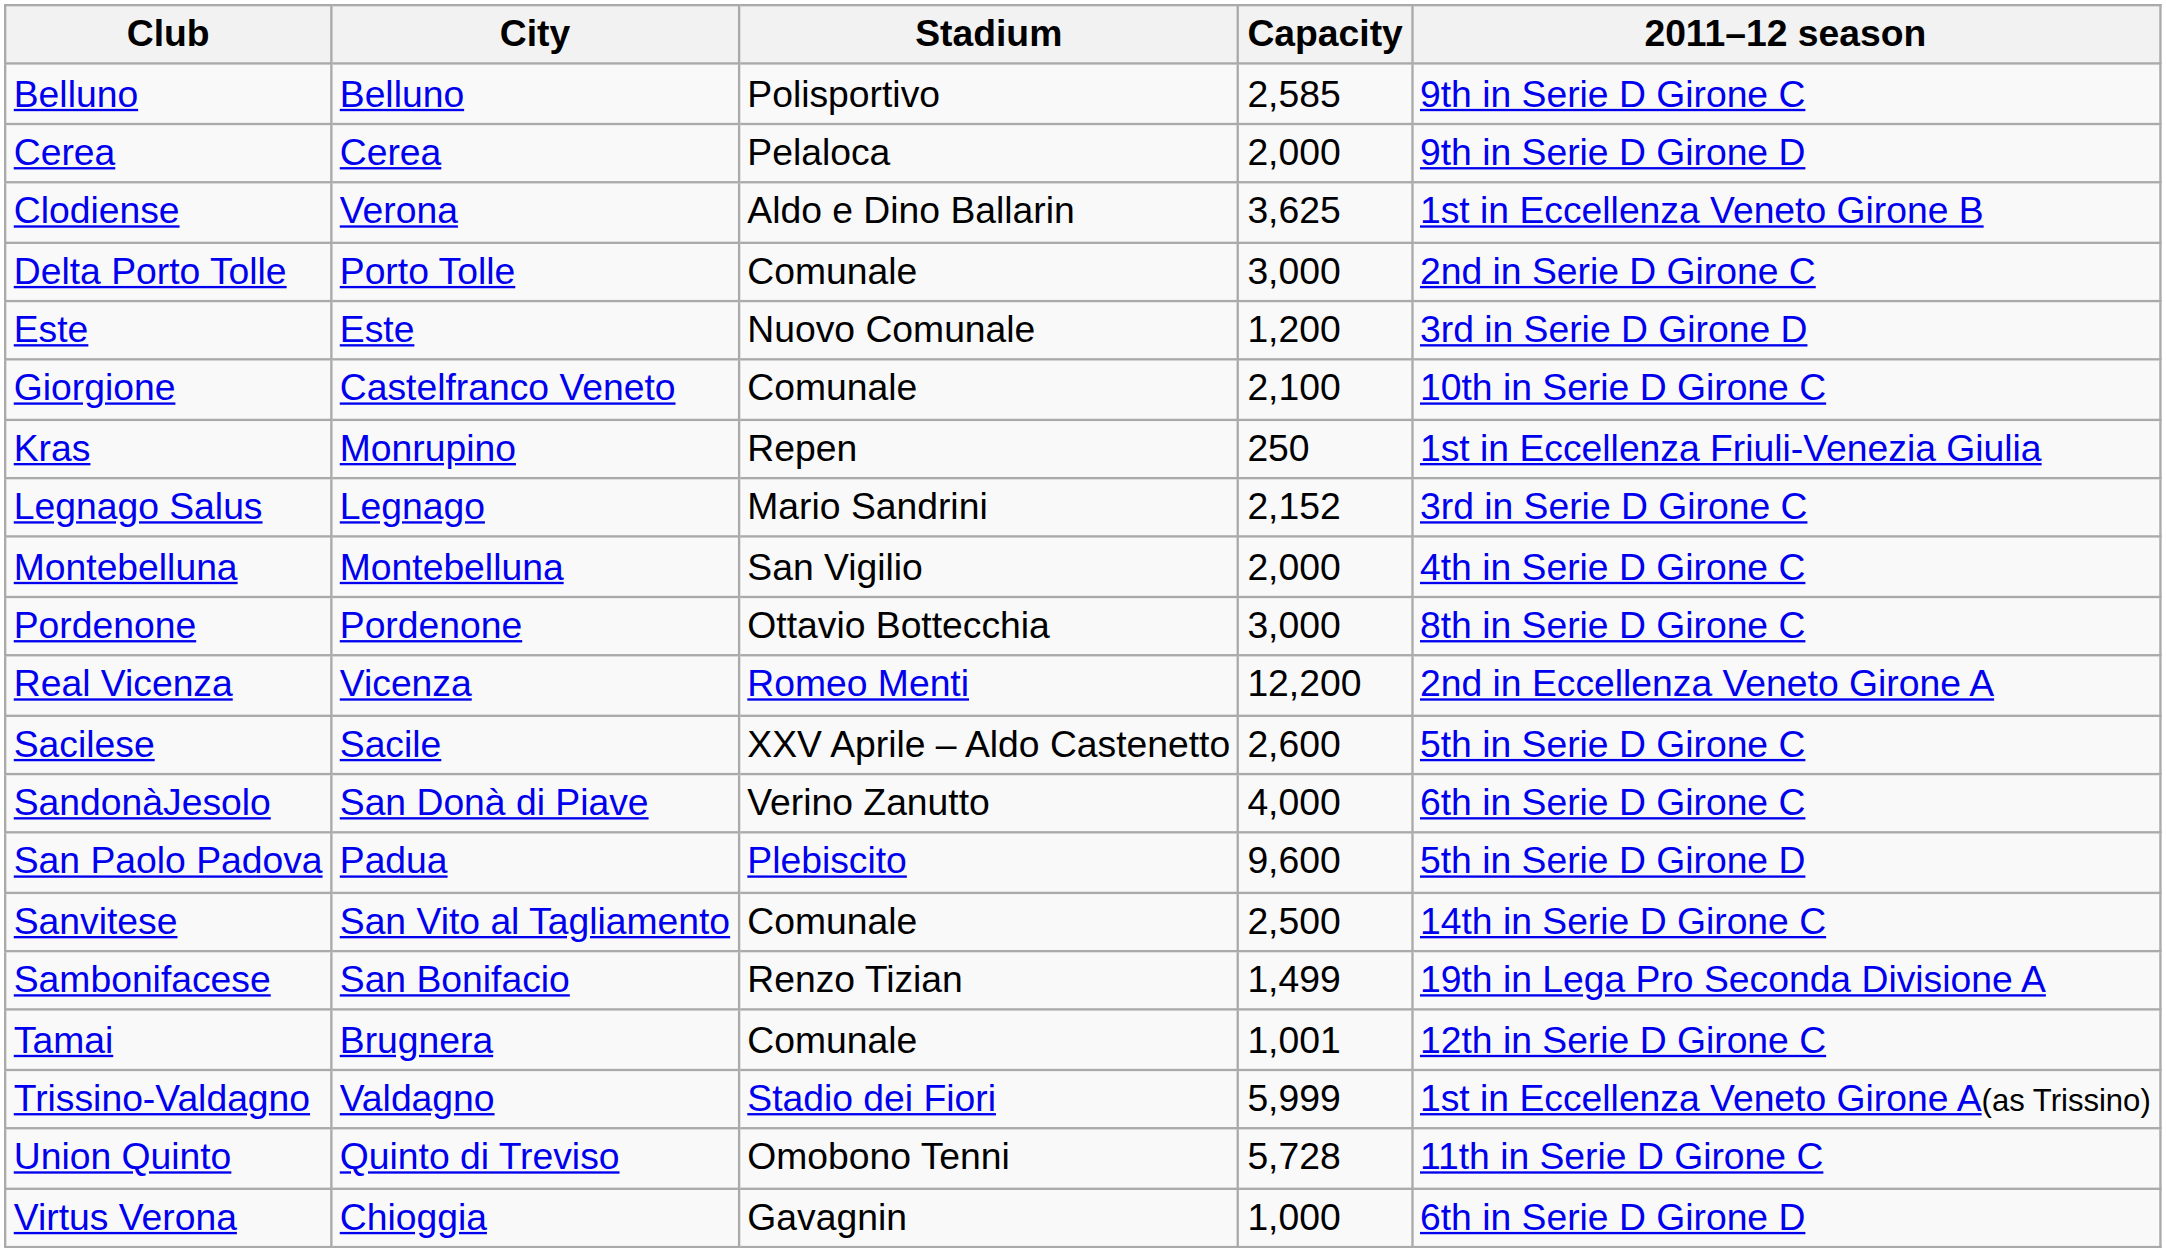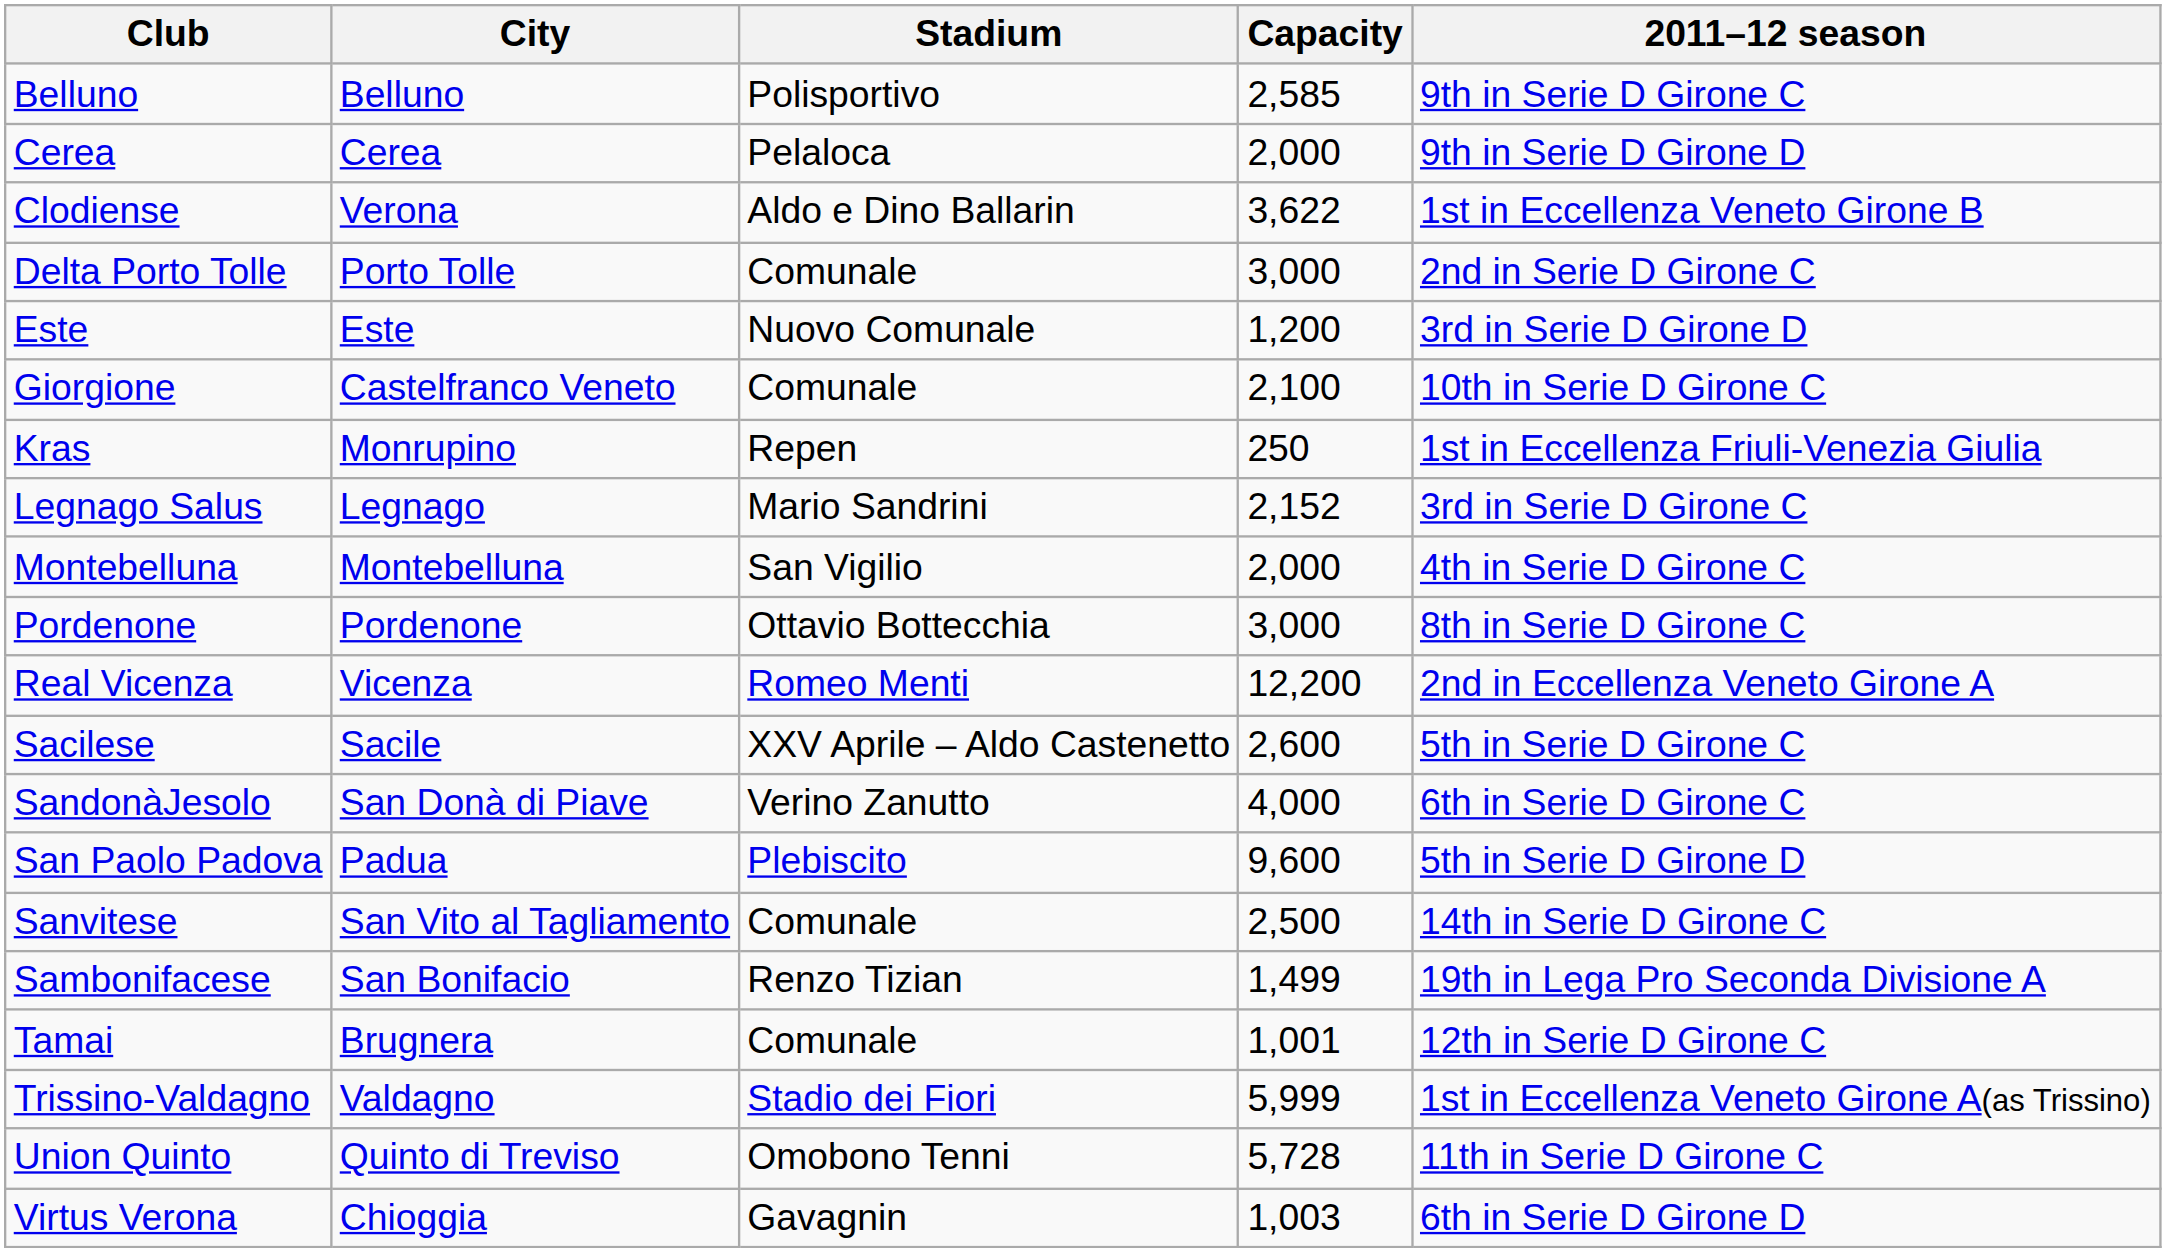(1294, 211) 3,625 -> (1294, 211) 3,622
(1294, 1216) 1,000 -> (1294, 1216) 1,003
